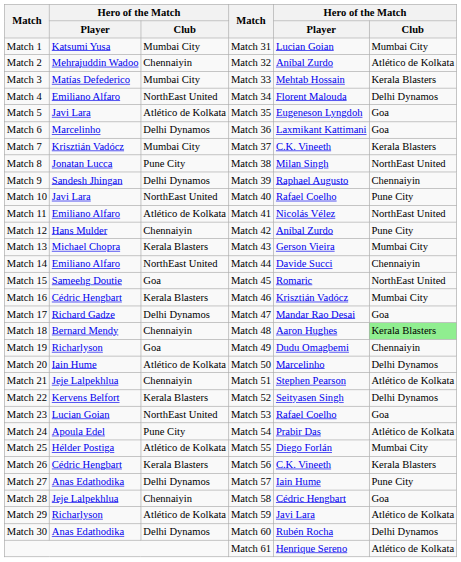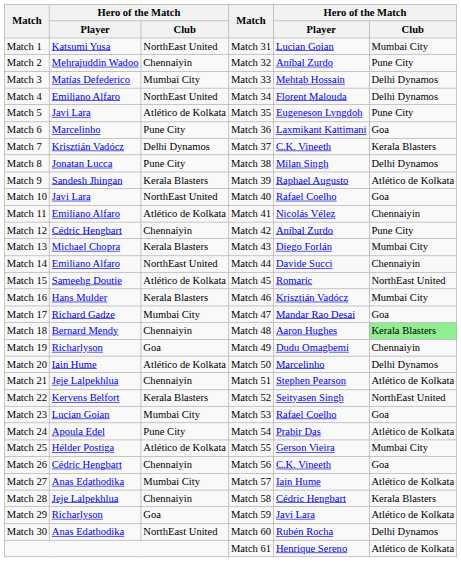(172, 46) Mumbai City -> (180, 46) NorthEast United
(413, 63) Atlético de Kolkata -> (392, 63) Pune City
(404, 79) Kerala Blasters -> (405, 79) Delhi Dynamos
(380, 113) Goa -> (392, 113) Pune City
(177, 130) Delhi Dynamos -> (164, 130) Pune City
(172, 146) Mumbai City -> (177, 146) Delhi Dynamos
(409, 163) NorthEast United -> (405, 163) Delhi Dynamos
(177, 180) Delhi Dynamos -> (176, 180) Kerala Blasters
(396, 180) Chennaiyin -> (413, 180) Atlético de Kolkata
(392, 197) Pune City -> (380, 197) Goa
(409, 213) NorthEast United -> (396, 213) Chennaiyin
(80, 230) Hans Mulder -> (87, 230) Cédric Hengbart
(305, 247) Gerson Vieira -> (304, 247) Diego Forlán
(152, 280) Goa -> (185, 280) Atlético de Kolkata
(87, 297) Cédric Hengbart -> (80, 297) Hans Mulder
(177, 314) Delhi Dynamos -> (172, 314) Mumbai City
(405, 398) Delhi Dynamos -> (409, 398) NorthEast United
(180, 414) NorthEast United -> (172, 414) Mumbai City
(304, 448) Diego Forlán -> (305, 448) Gerson Vieira
(176, 465) Kerala Blasters -> (168, 465) Chennaiyin
(404, 465) Kerala Blasters -> (380, 465) Goa
(177, 481) Delhi Dynamos -> (172, 481) Mumbai City
(392, 481) Pune City -> (413, 481) Atlético de Kolkata
(380, 498) Goa -> (404, 498) Kerala Blasters
(185, 515) Atlético de Kolkata -> (152, 515) Goa
(177, 532) Delhi Dynamos -> (180, 532) NorthEast United
